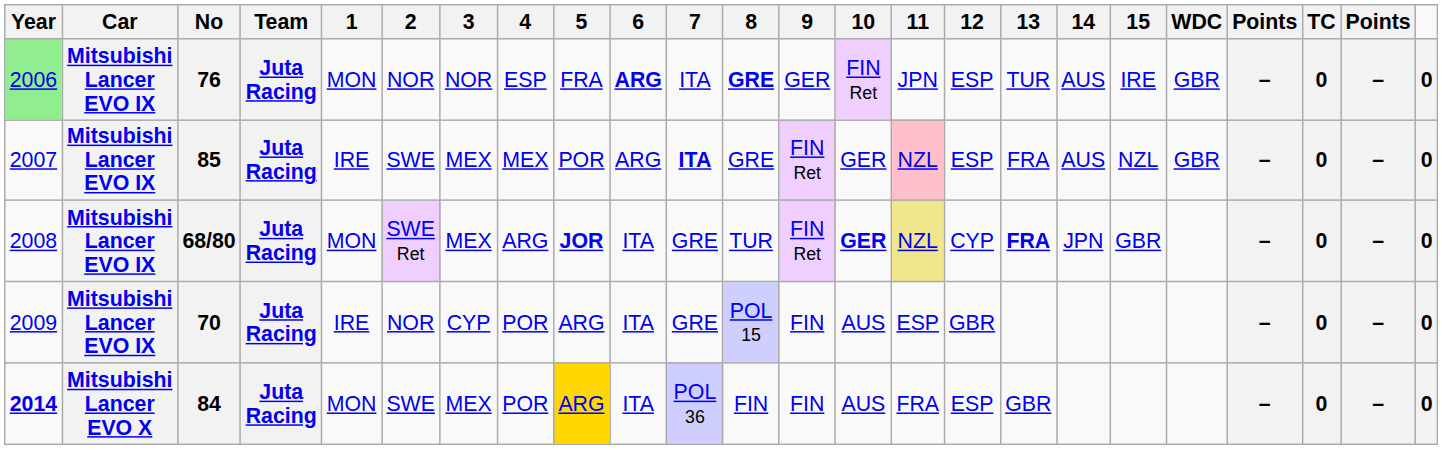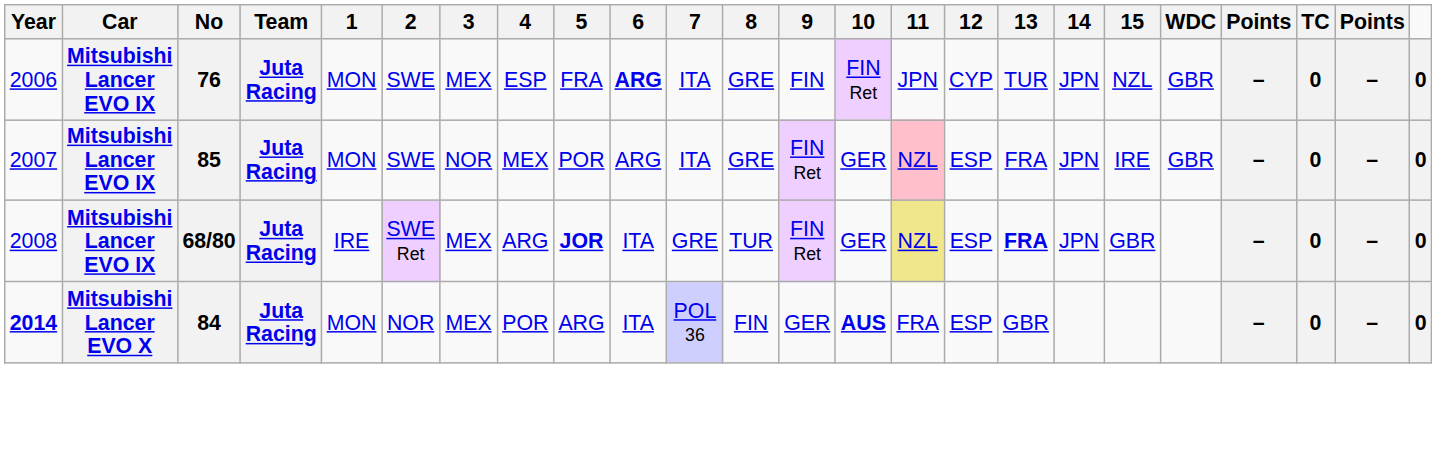(33, 79) lightgreen background -> (33, 79) no background
(411, 79) NOR -> (411, 79) SWE
(469, 79) NOR -> (469, 79) MEX
(751, 79) bold -> (751, 79) normal
(807, 79) GER -> (807, 79) FIN
(972, 79) ESP -> (971, 79) CYP
(1083, 79) AUS -> (1079, 79) JPN
(1138, 79) IRE -> (1132, 79) NZL
(352, 160) IRE -> (352, 160) MON
(469, 160) MEX -> (469, 160) NOR
(695, 160) bold -> (695, 160) normal
(1083, 160) AUS -> (1079, 160) JPN
(1138, 160) NZL -> (1132, 160) IRE
(352, 241) MON -> (352, 241) IRE
(863, 241) bold -> (863, 241) normal
(972, 241) CYP -> (971, 241) ESP
- row: (209, 322)
(411, 403) SWE -> (411, 322) NOR
(581, 403) gold background -> (581, 322) no background
(807, 403) FIN -> (807, 322) GER
(863, 403) normal -> (863, 322) bold
